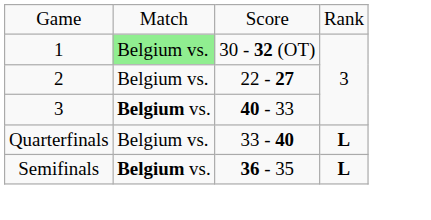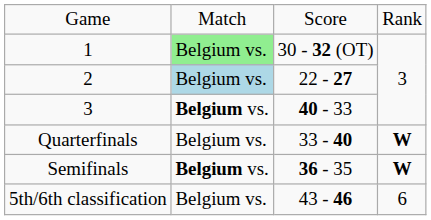(163, 79) no background -> (221, 79) lightblue background
(344, 139) L -> (402, 139) W
(344, 169) L -> (402, 169) W
+ row: (88, 199)
